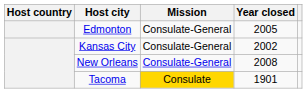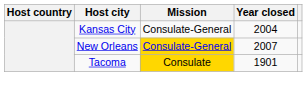- row: (107, 29)
(266, 46) 2002 -> (266, 29) 2004
(187, 63) no background -> (187, 46) gold background
(266, 63) 2008 -> (266, 46) 2007
